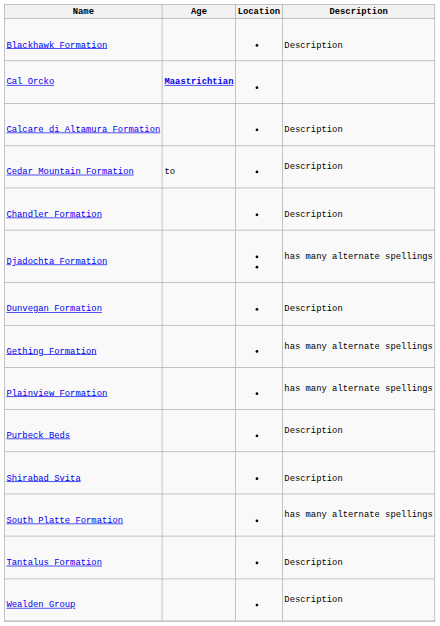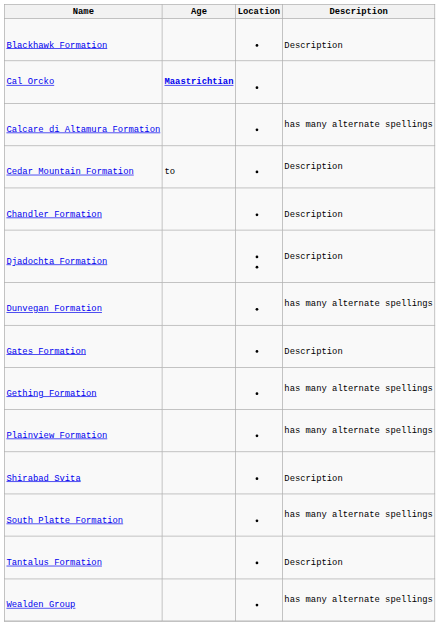(314, 130) Description -> (359, 124) has many alternate spellings
(359, 256) has many alternate spellings -> (314, 256) Description
(314, 309) Description -> (359, 304) has many alternate spellings
+ row: (46, 351)
- row: (38, 436)
(314, 600) Description -> (359, 600) has many alternate spellings
